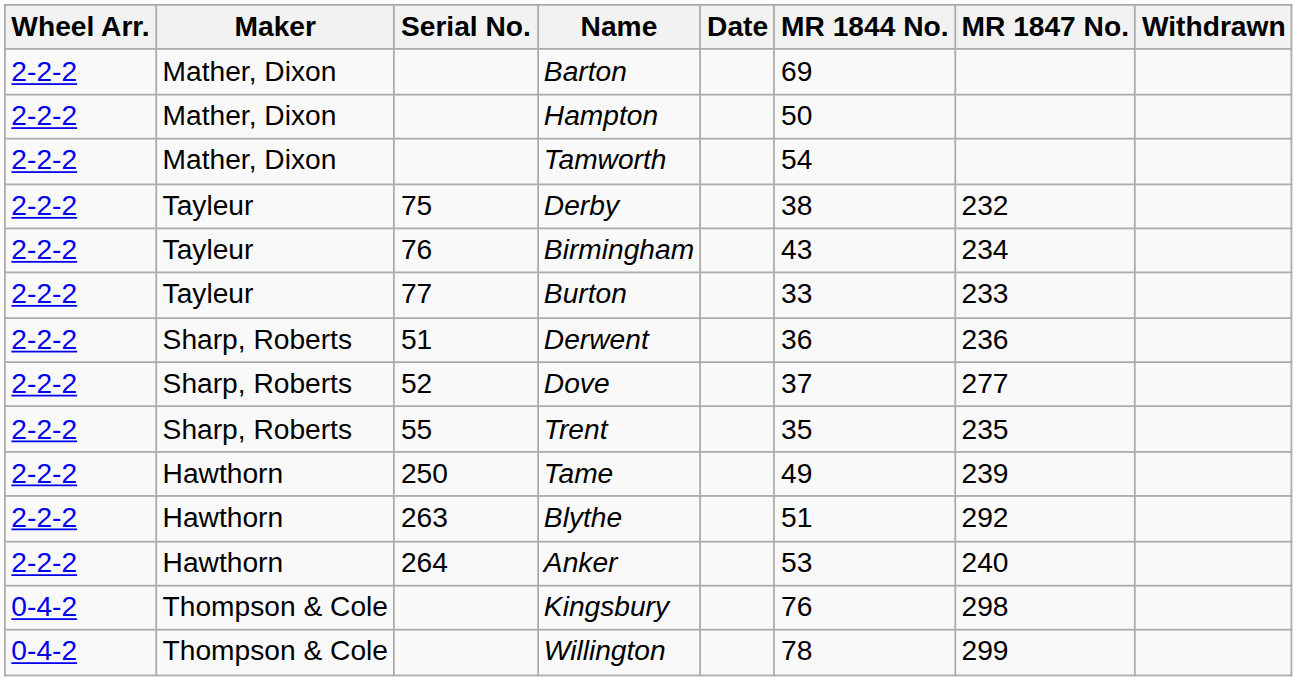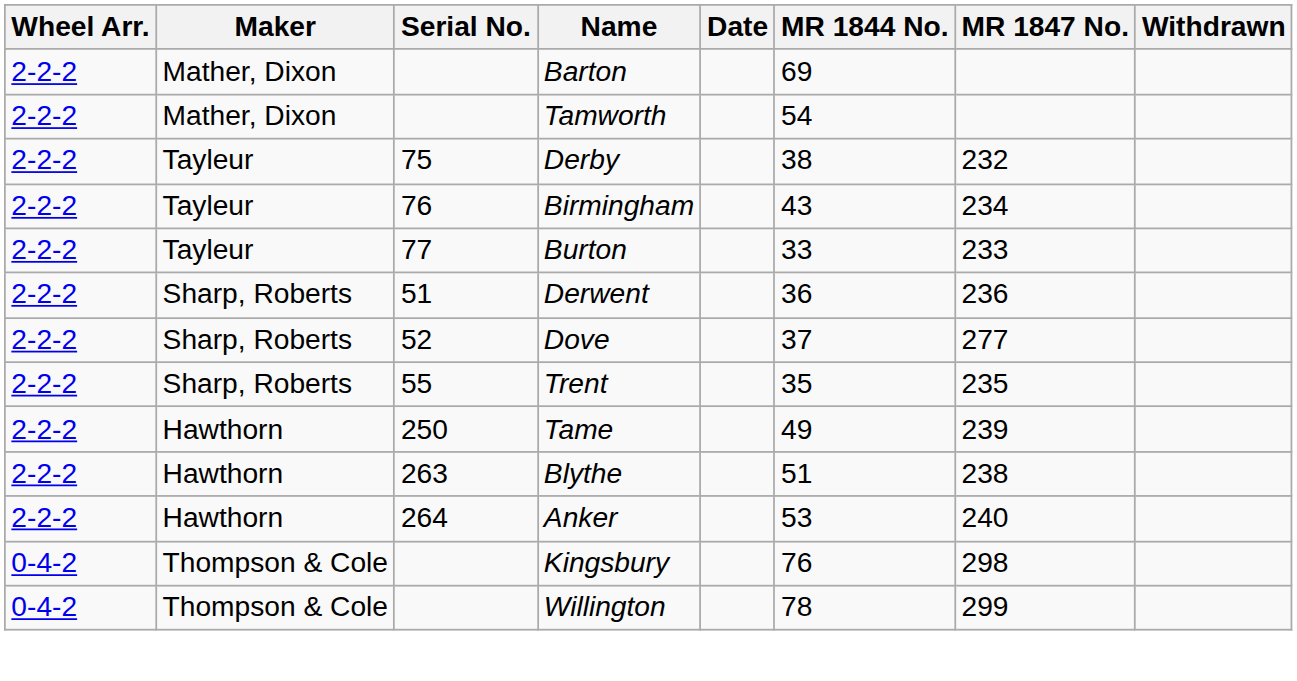- row: (601, 116)
(985, 518) 292 -> (985, 473) 238
